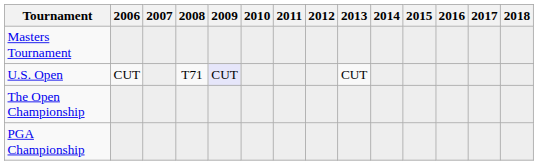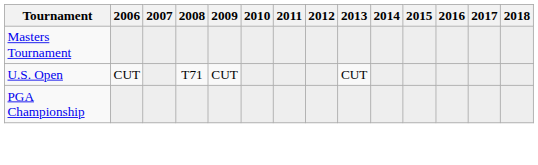(225, 74) lavender background -> (225, 74) no background
- row: (46, 104)
